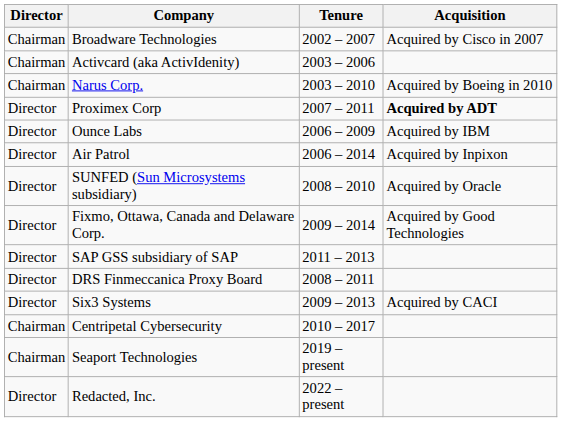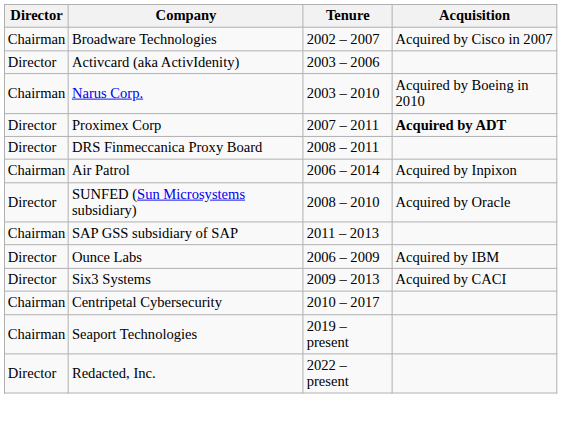(37, 62) Chairman -> (32, 62) Director
rows swapped: (107, 131) <-> (167, 279)
(32, 154) Director -> (37, 170) Chairman
- row: (183, 225)
(32, 256) Director -> (37, 233) Chairman
